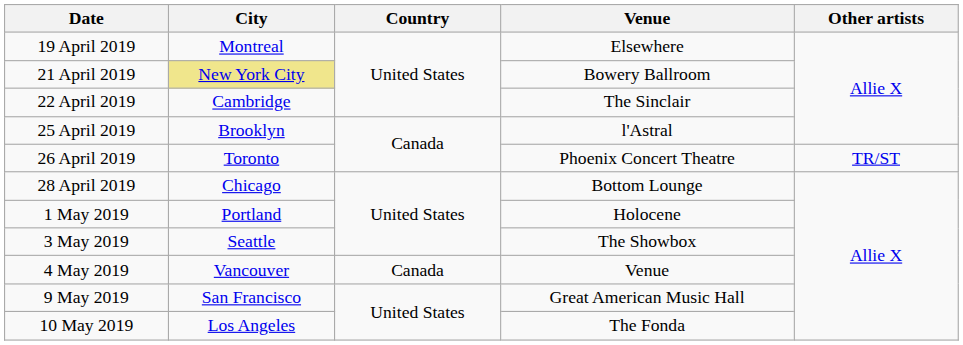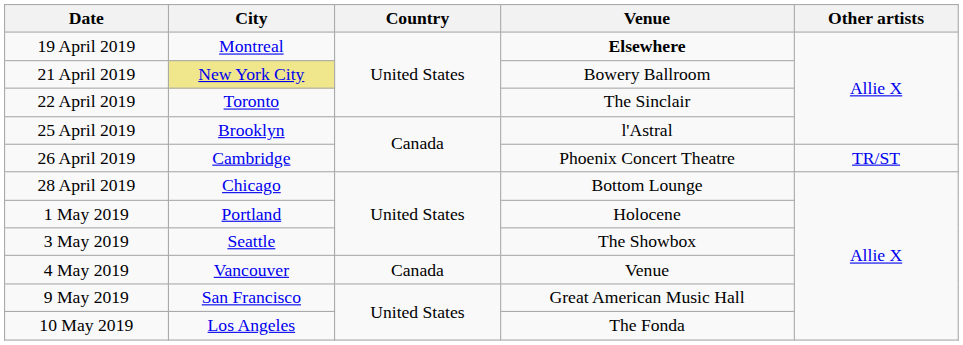(647, 46) normal -> (647, 46) bold
(251, 102) Cambridge -> (251, 102) Toronto
(251, 158) Toronto -> (251, 158) Cambridge
